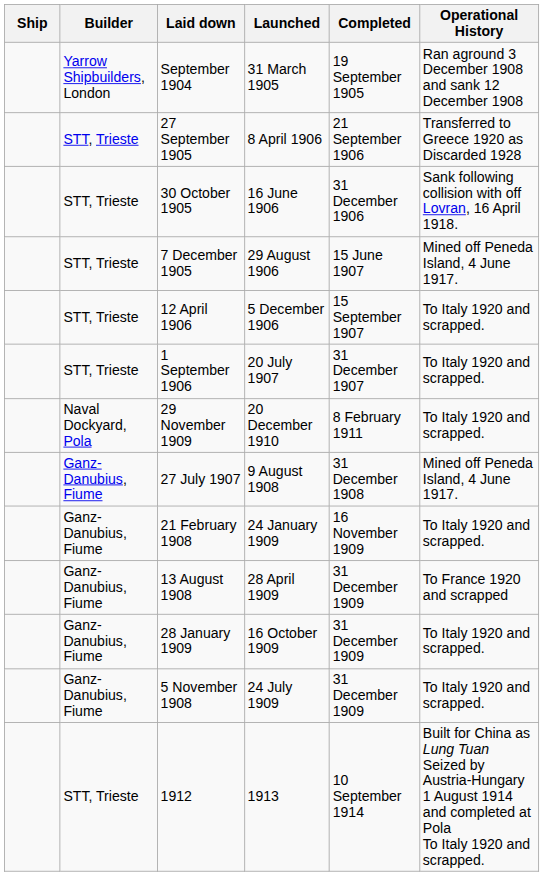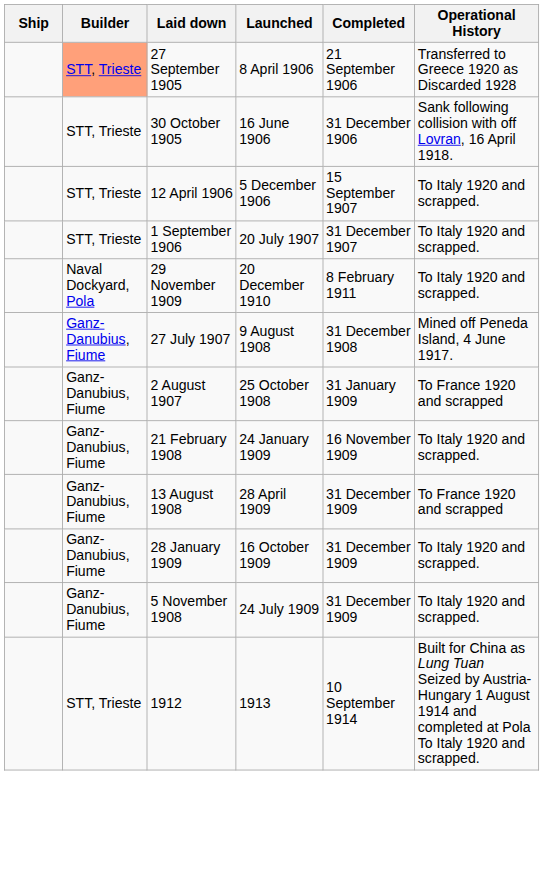- row: (195, 77)
(101, 139) no background -> (104, 69) lightsalmon background
- row: (199, 263)
+ row: (178, 393)
